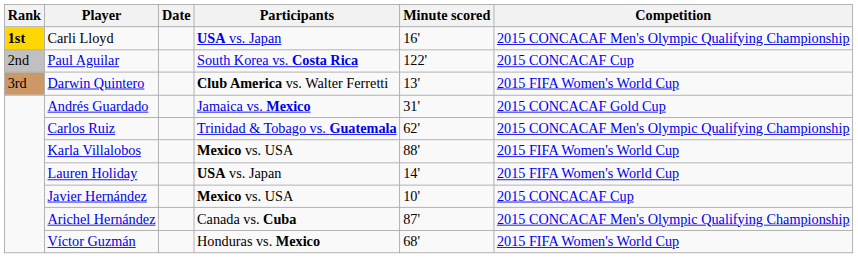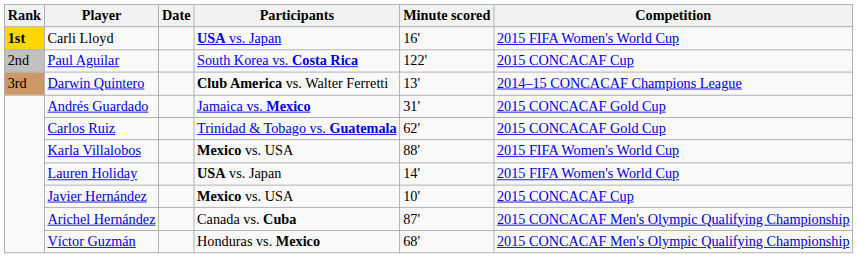(673, 38) 2015 CONCACAF Men's Olympic Qualifying Championship -> (588, 38) 2015 FIFA Women's World Cup
(588, 83) 2015 FIFA Women's World Cup -> (619, 83) 2014–15 CONCACAF Champions League
(673, 128) 2015 CONCACAF Men's Olympic Qualifying Championship -> (581, 128) 2015 CONCACAF Gold Cup
(588, 241) 2015 FIFA Women's World Cup -> (673, 241) 2015 CONCACAF Men's Olympic Qualifying Championship
